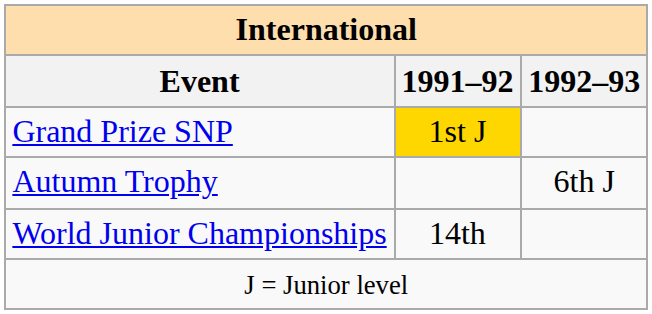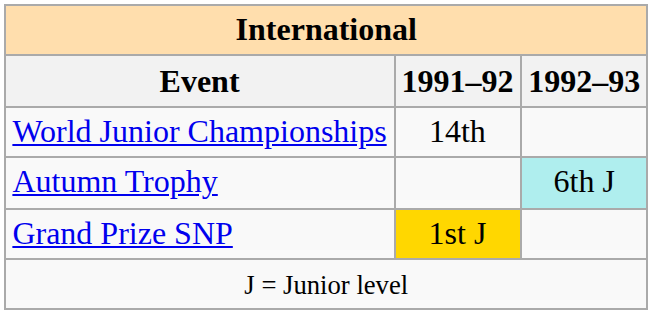rows swapped: (200, 232) <-> (123, 131)
(584, 182) no background -> (584, 182) paleturquoise background
